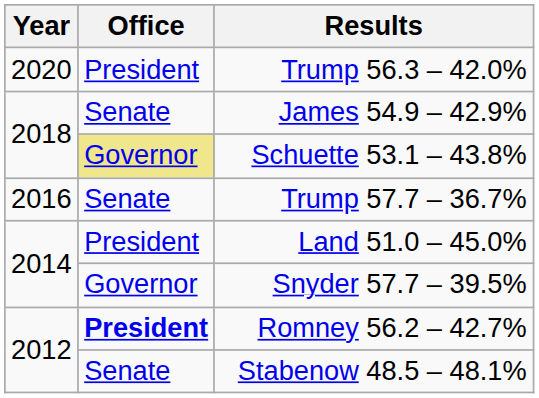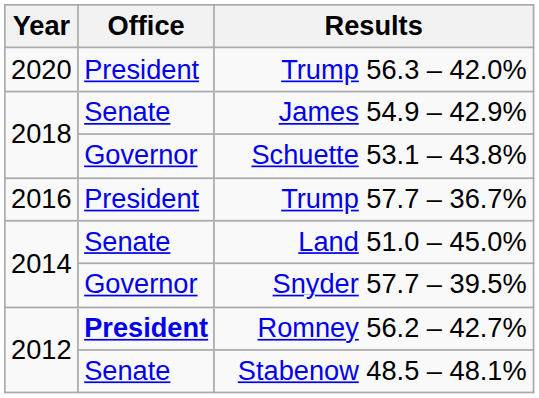(141, 155) khaki background -> (141, 155) no background
(127, 198) Senate -> (142, 198) President
(142, 241) President -> (127, 241) Senate
